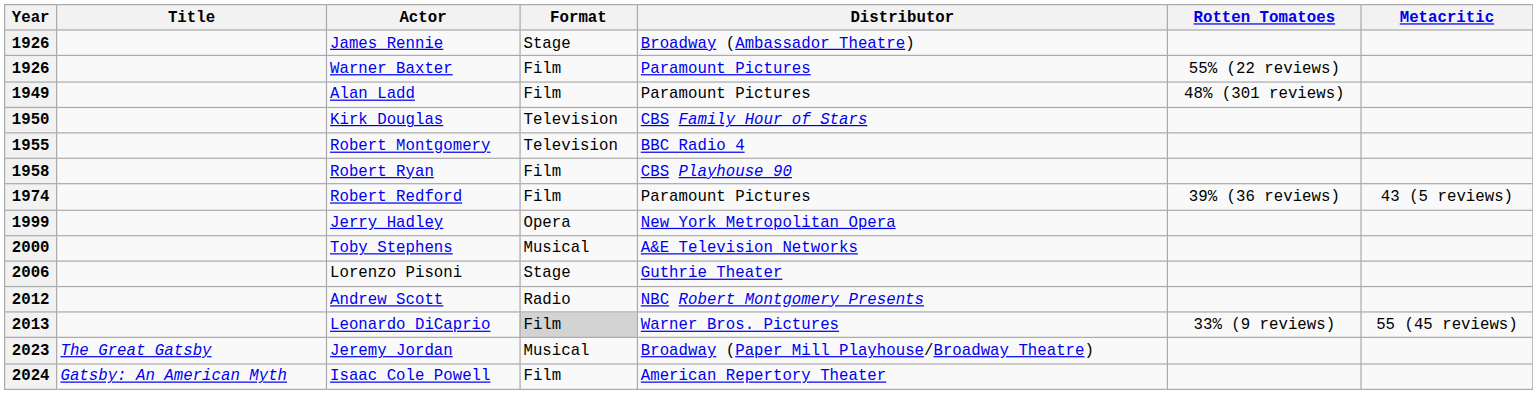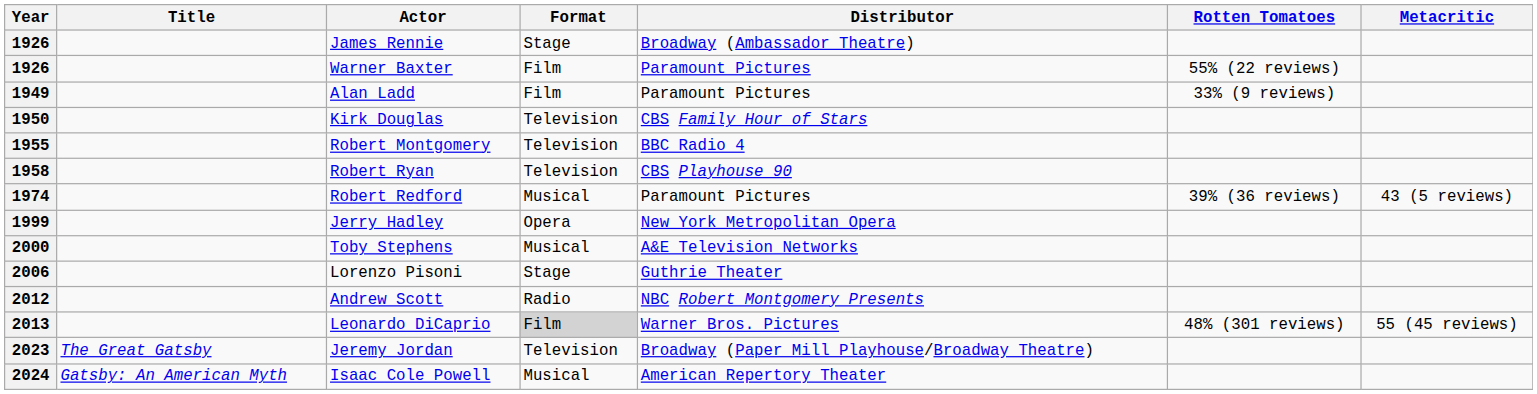(1264, 94) 48% (301 reviews) -> (1264, 94) 33% (9 reviews)
(542, 171) Film -> (571, 171) Television
(542, 197) Film -> (557, 197) Musical
(1264, 325) 33% (9 reviews) -> (1264, 325) 48% (301 reviews)
(557, 351) Musical -> (571, 351) Television
(542, 376) Film -> (557, 376) Musical
